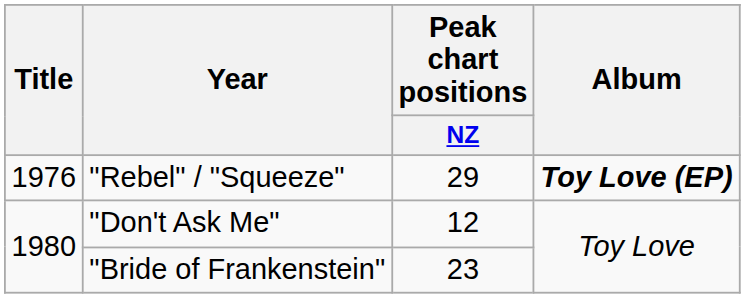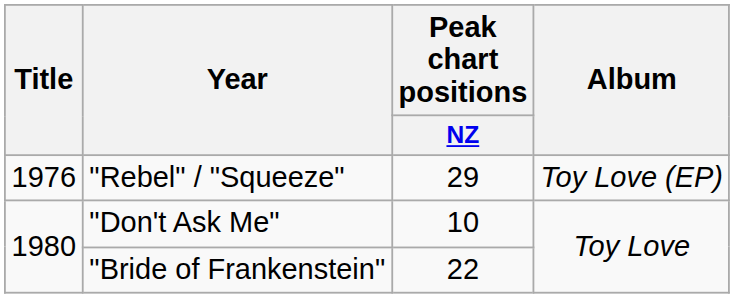(637, 177) bold -> (632, 177) normal
(463, 223) 12 -> (463, 223) 10
(463, 269) 23 -> (463, 269) 22
